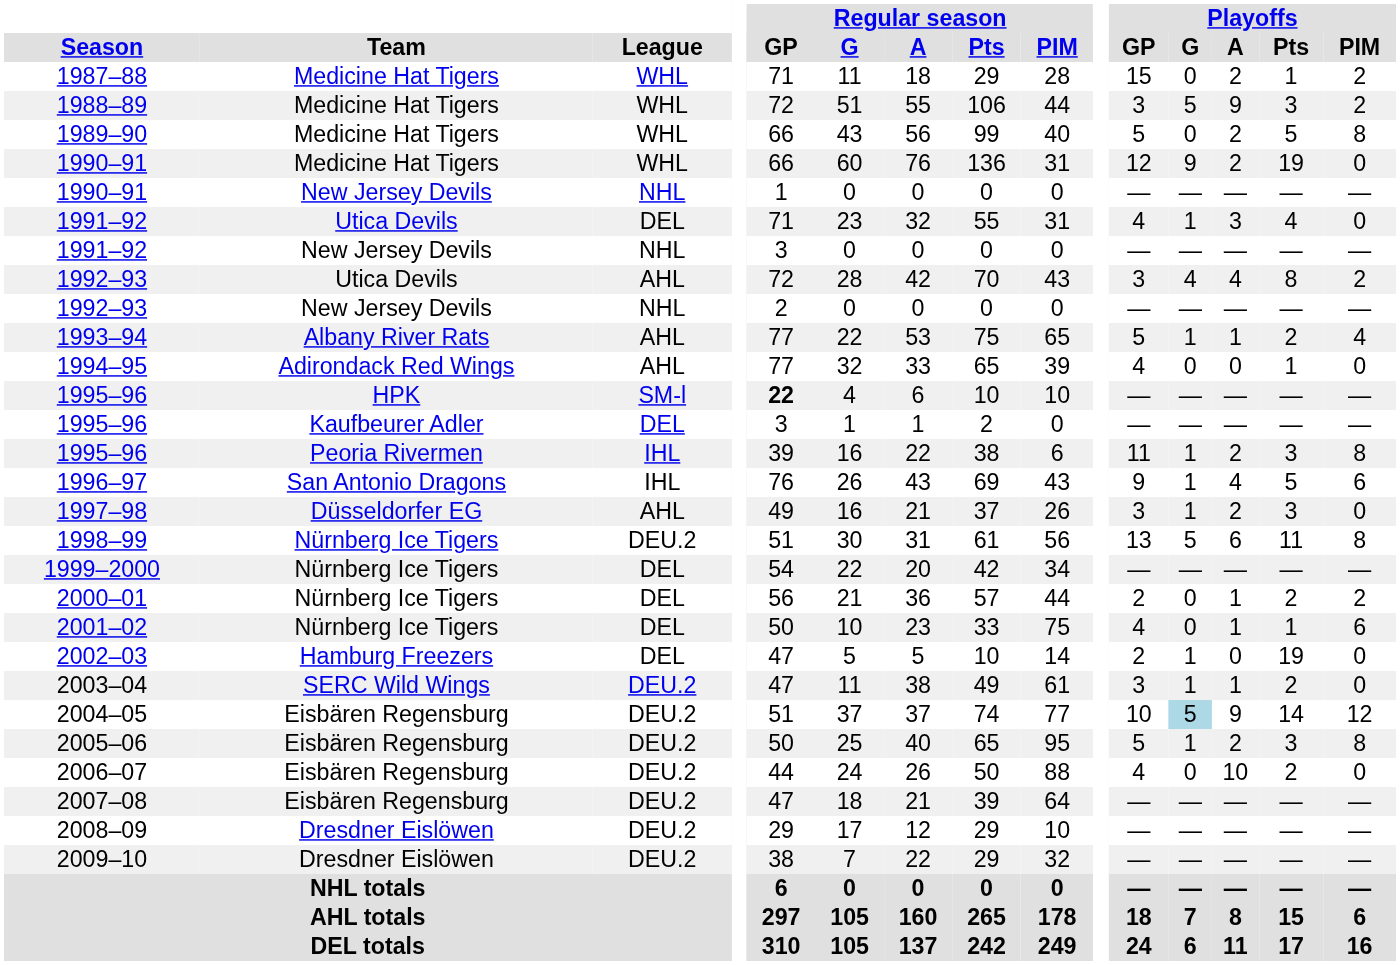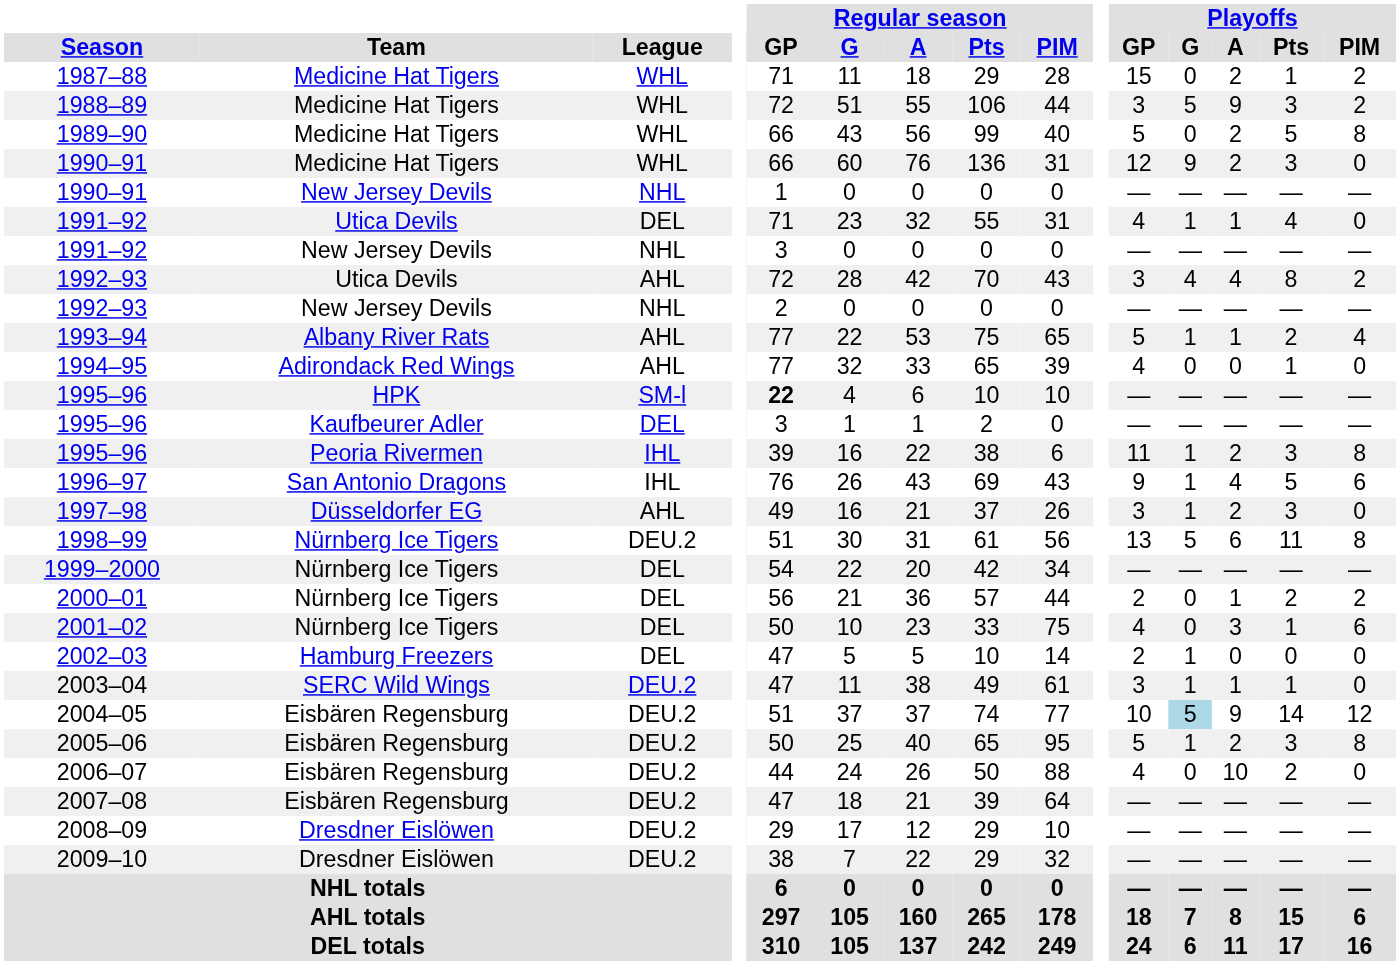(1291, 163) 19 -> (1291, 163) 3
(1235, 221) 3 -> (1235, 221) 1
(1235, 627) 1 -> (1235, 627) 3
(1291, 656) 19 -> (1291, 656) 0
(1291, 685) 2 -> (1291, 685) 1
